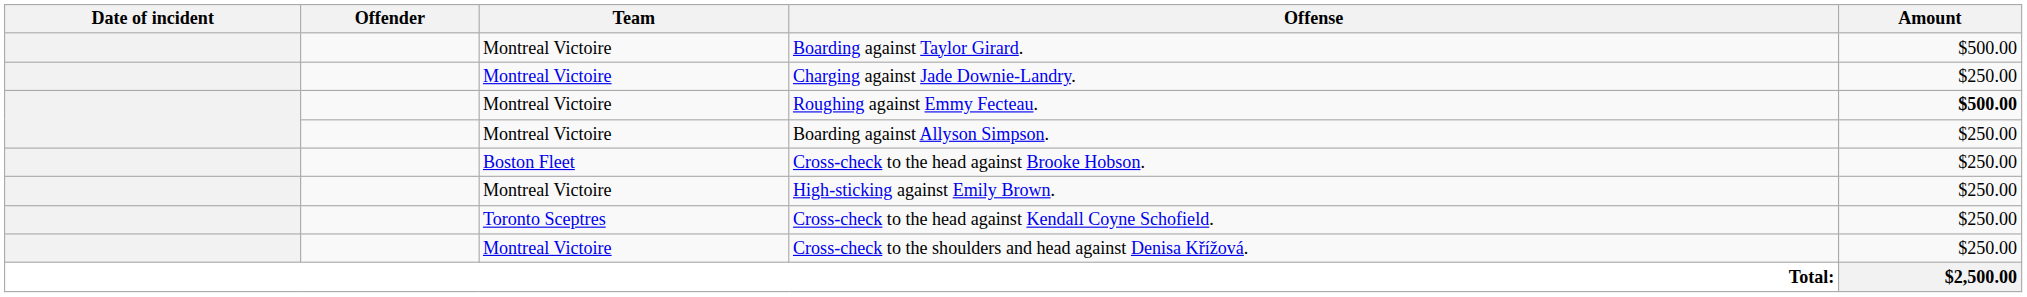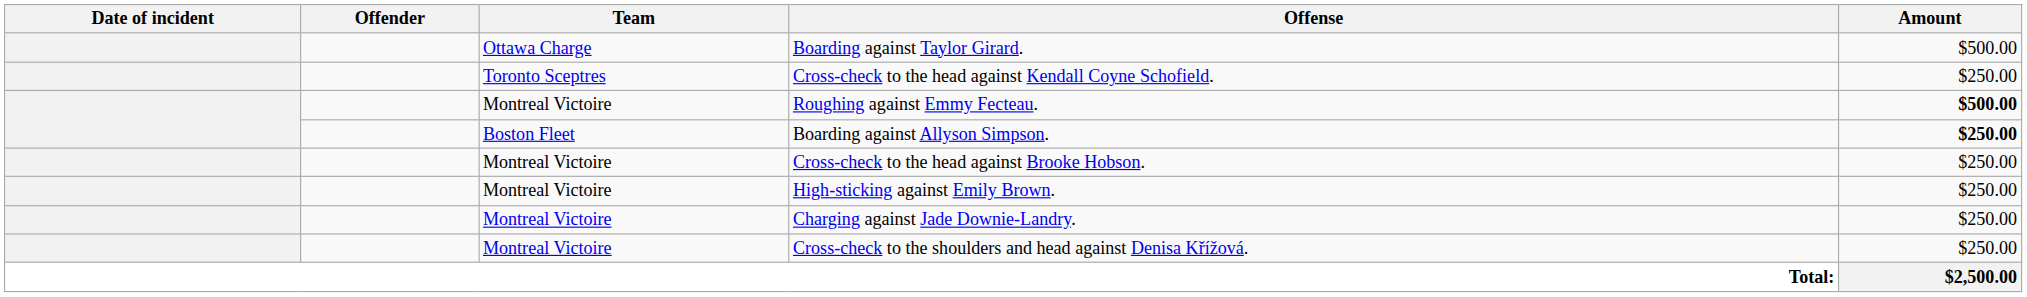(547, 47) Montreal Victoire -> (537, 47) Ottawa Charge
rows swapped: (934, 76) <-> (1003, 219)
(547, 133) Montreal Victoire -> (529, 133) Boston Fleet
(1988, 133) normal -> (1988, 133) bold
(529, 162) Boston Fleet -> (547, 162) Montreal Victoire
